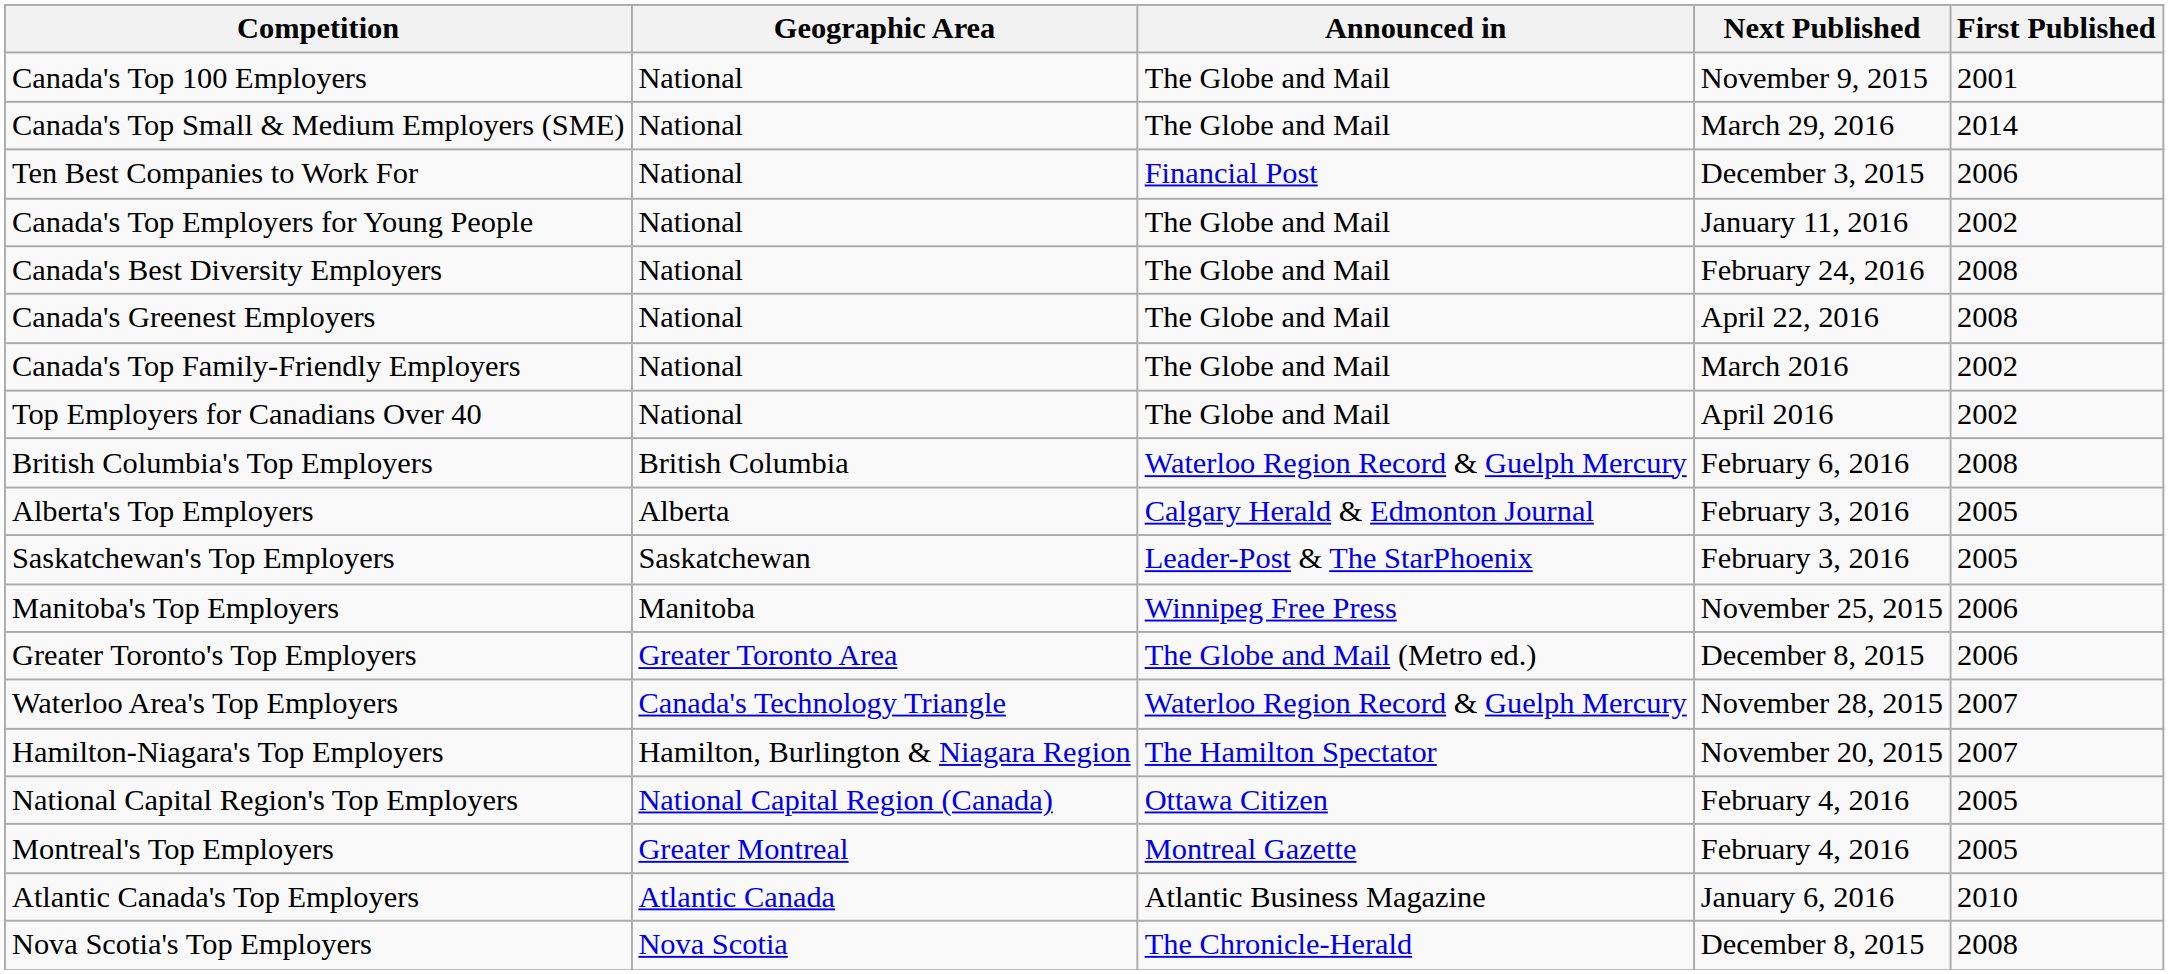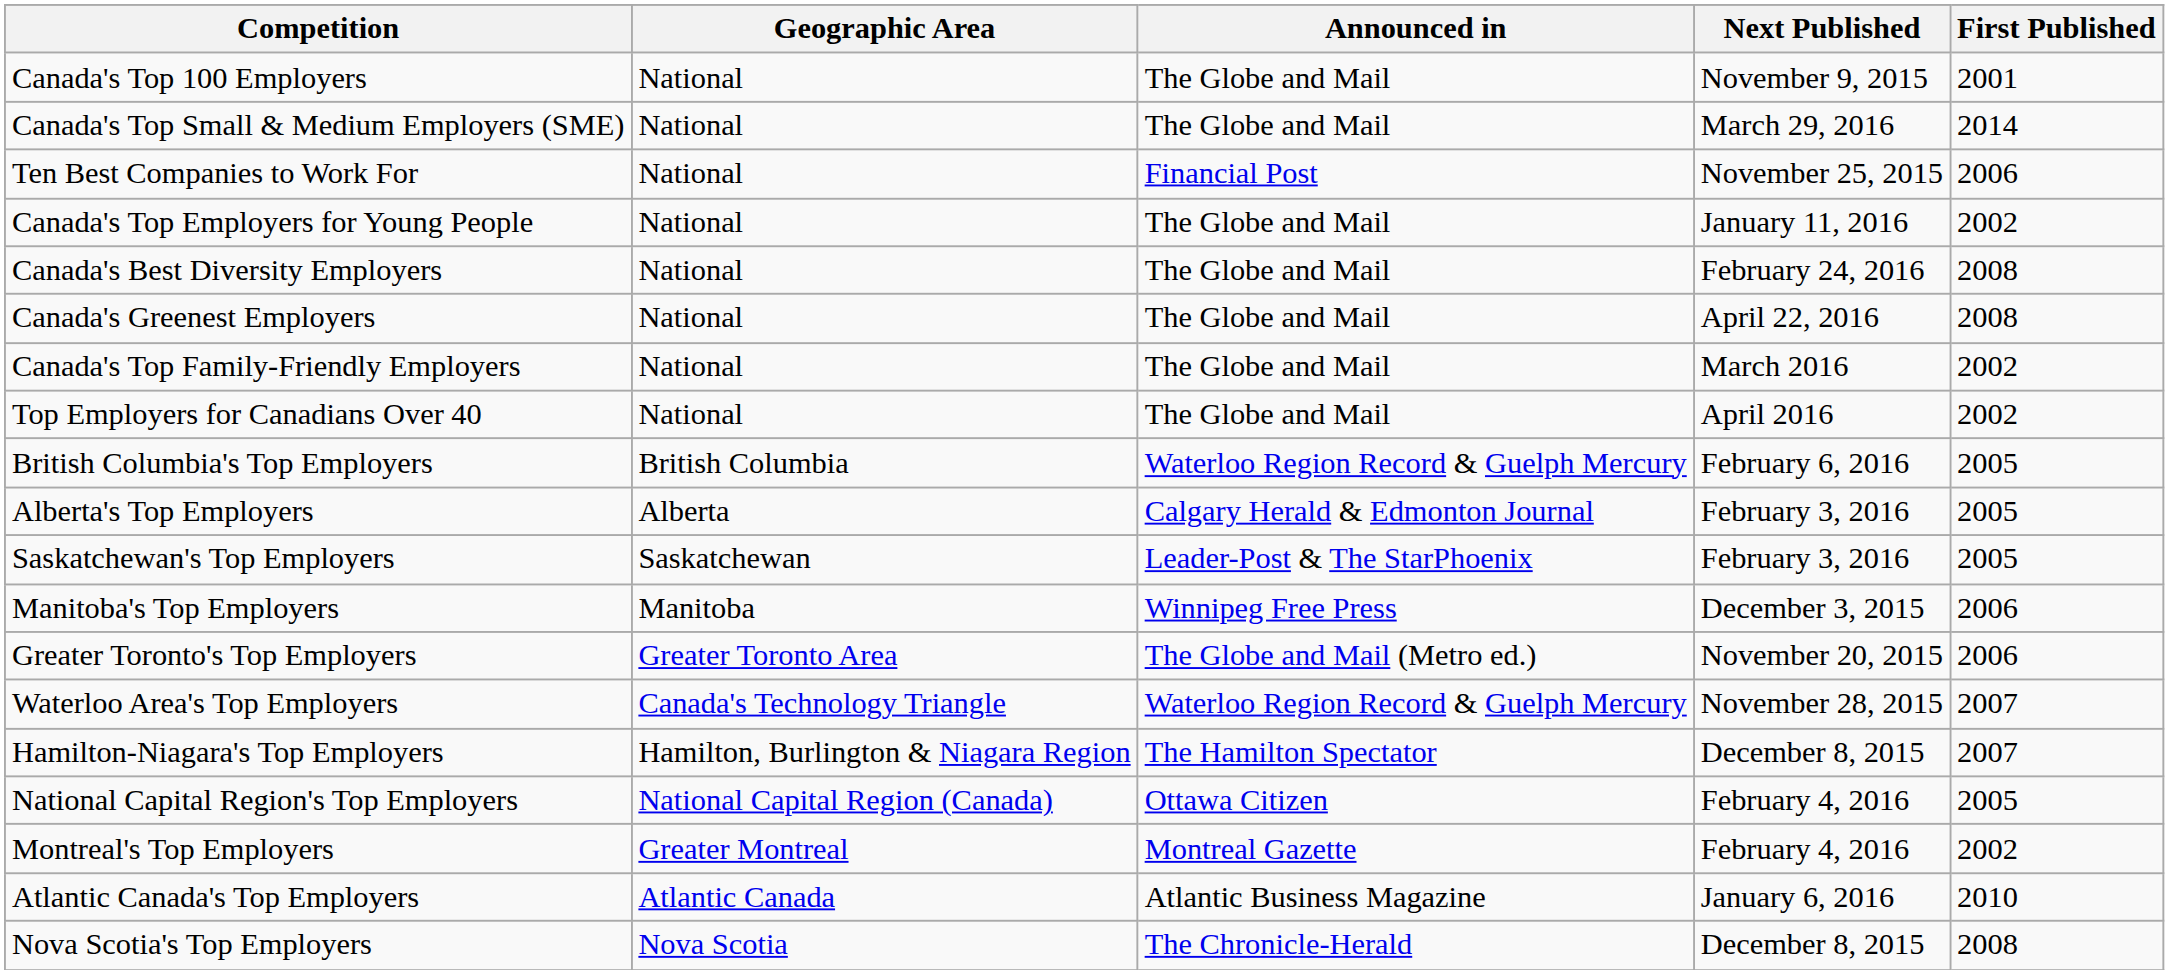(1813, 173) December 3, 2015 -> (1822, 173) November 25, 2015
(1987, 462) 2008 -> (1987, 462) 2005
(1822, 607) November 25, 2015 -> (1813, 607) December 3, 2015
(1813, 655) December 8, 2015 -> (1822, 655) November 20, 2015
(1822, 751) November 20, 2015 -> (1813, 751) December 8, 2015
(1987, 848) 2005 -> (1987, 848) 2002
